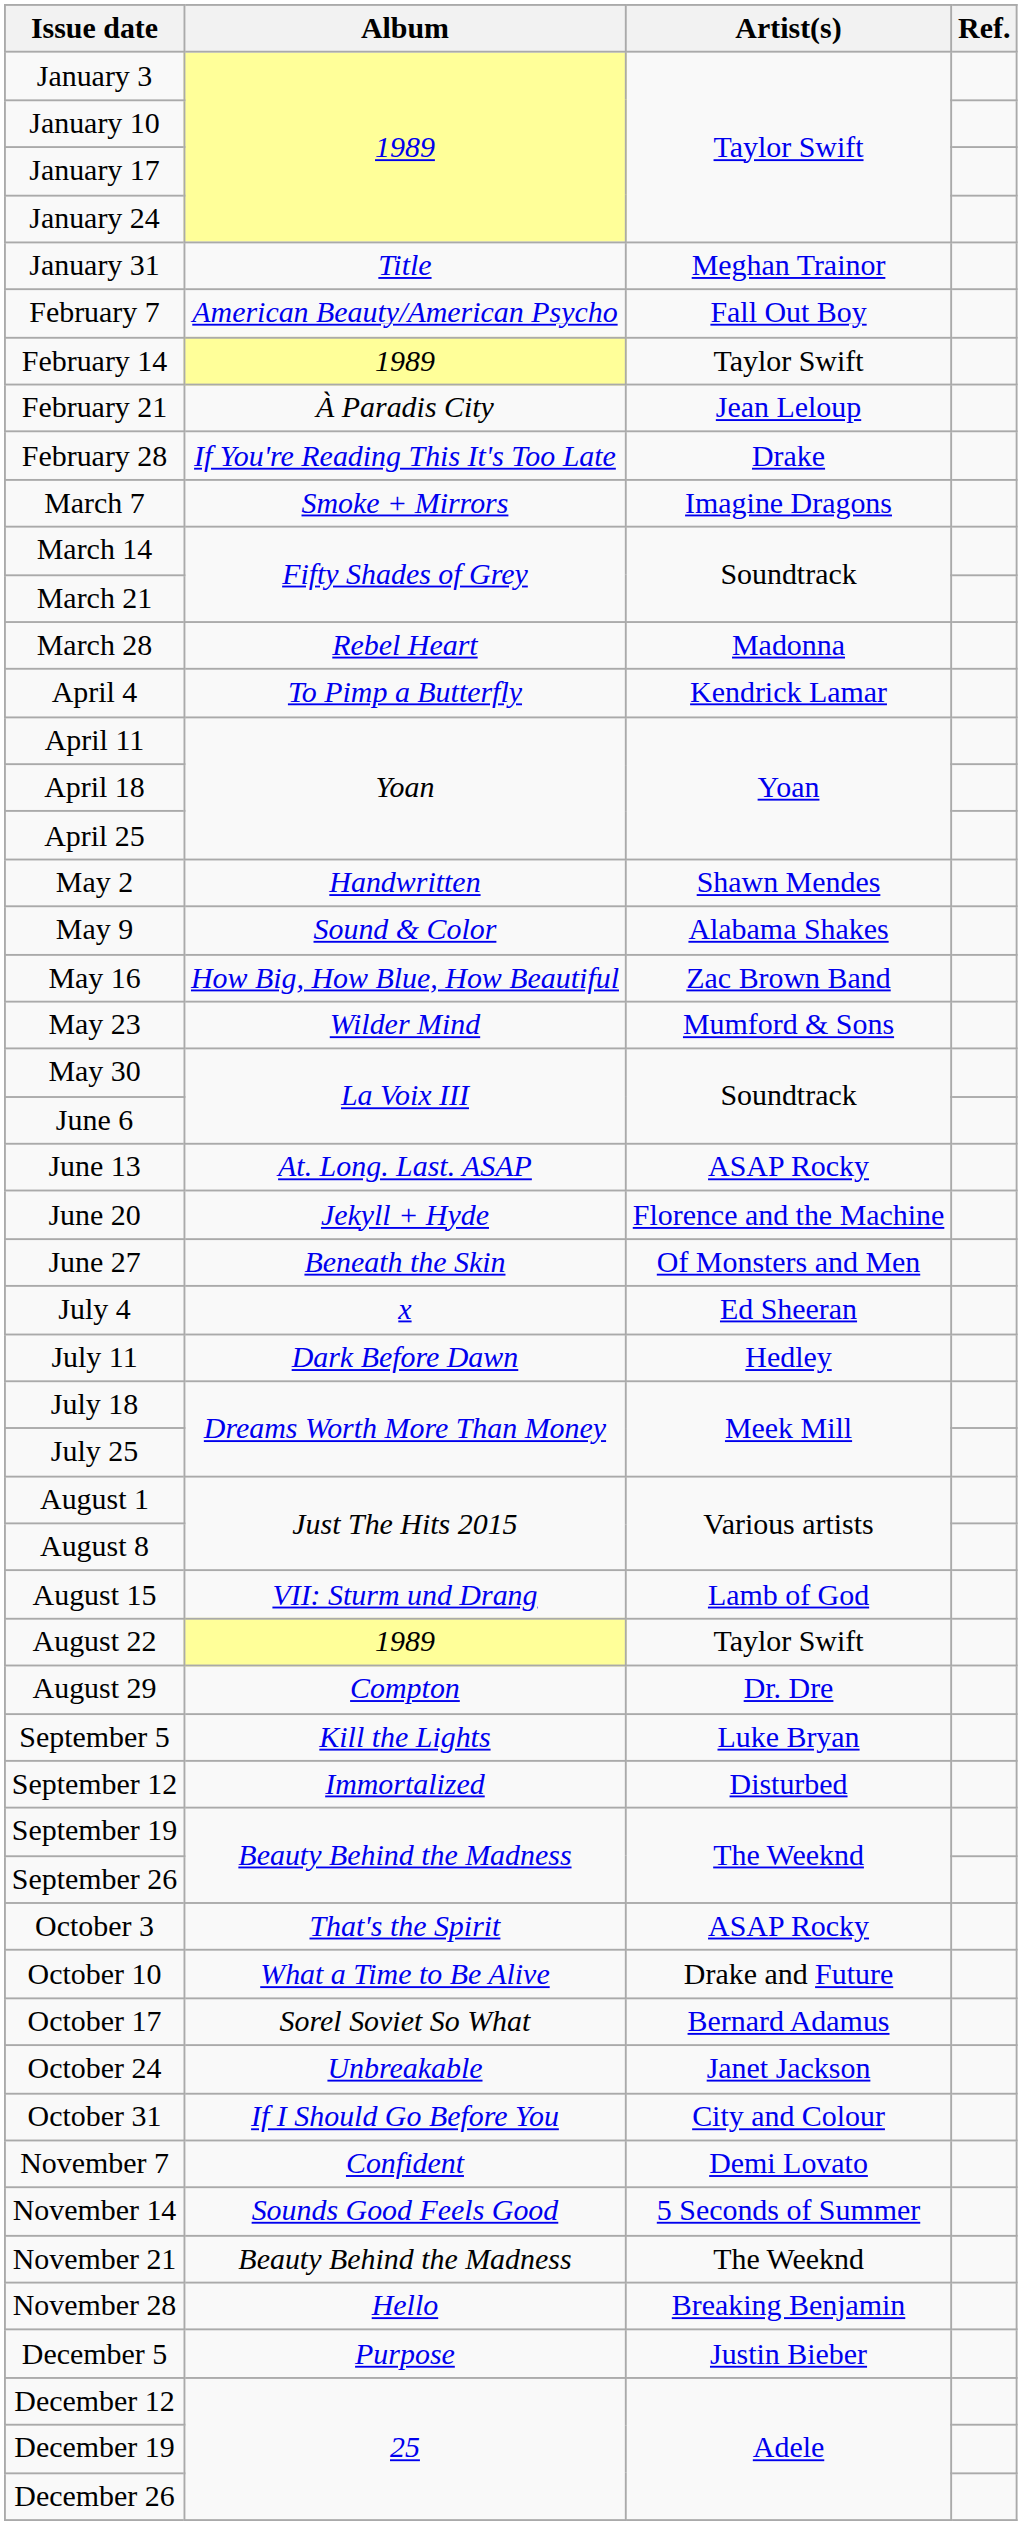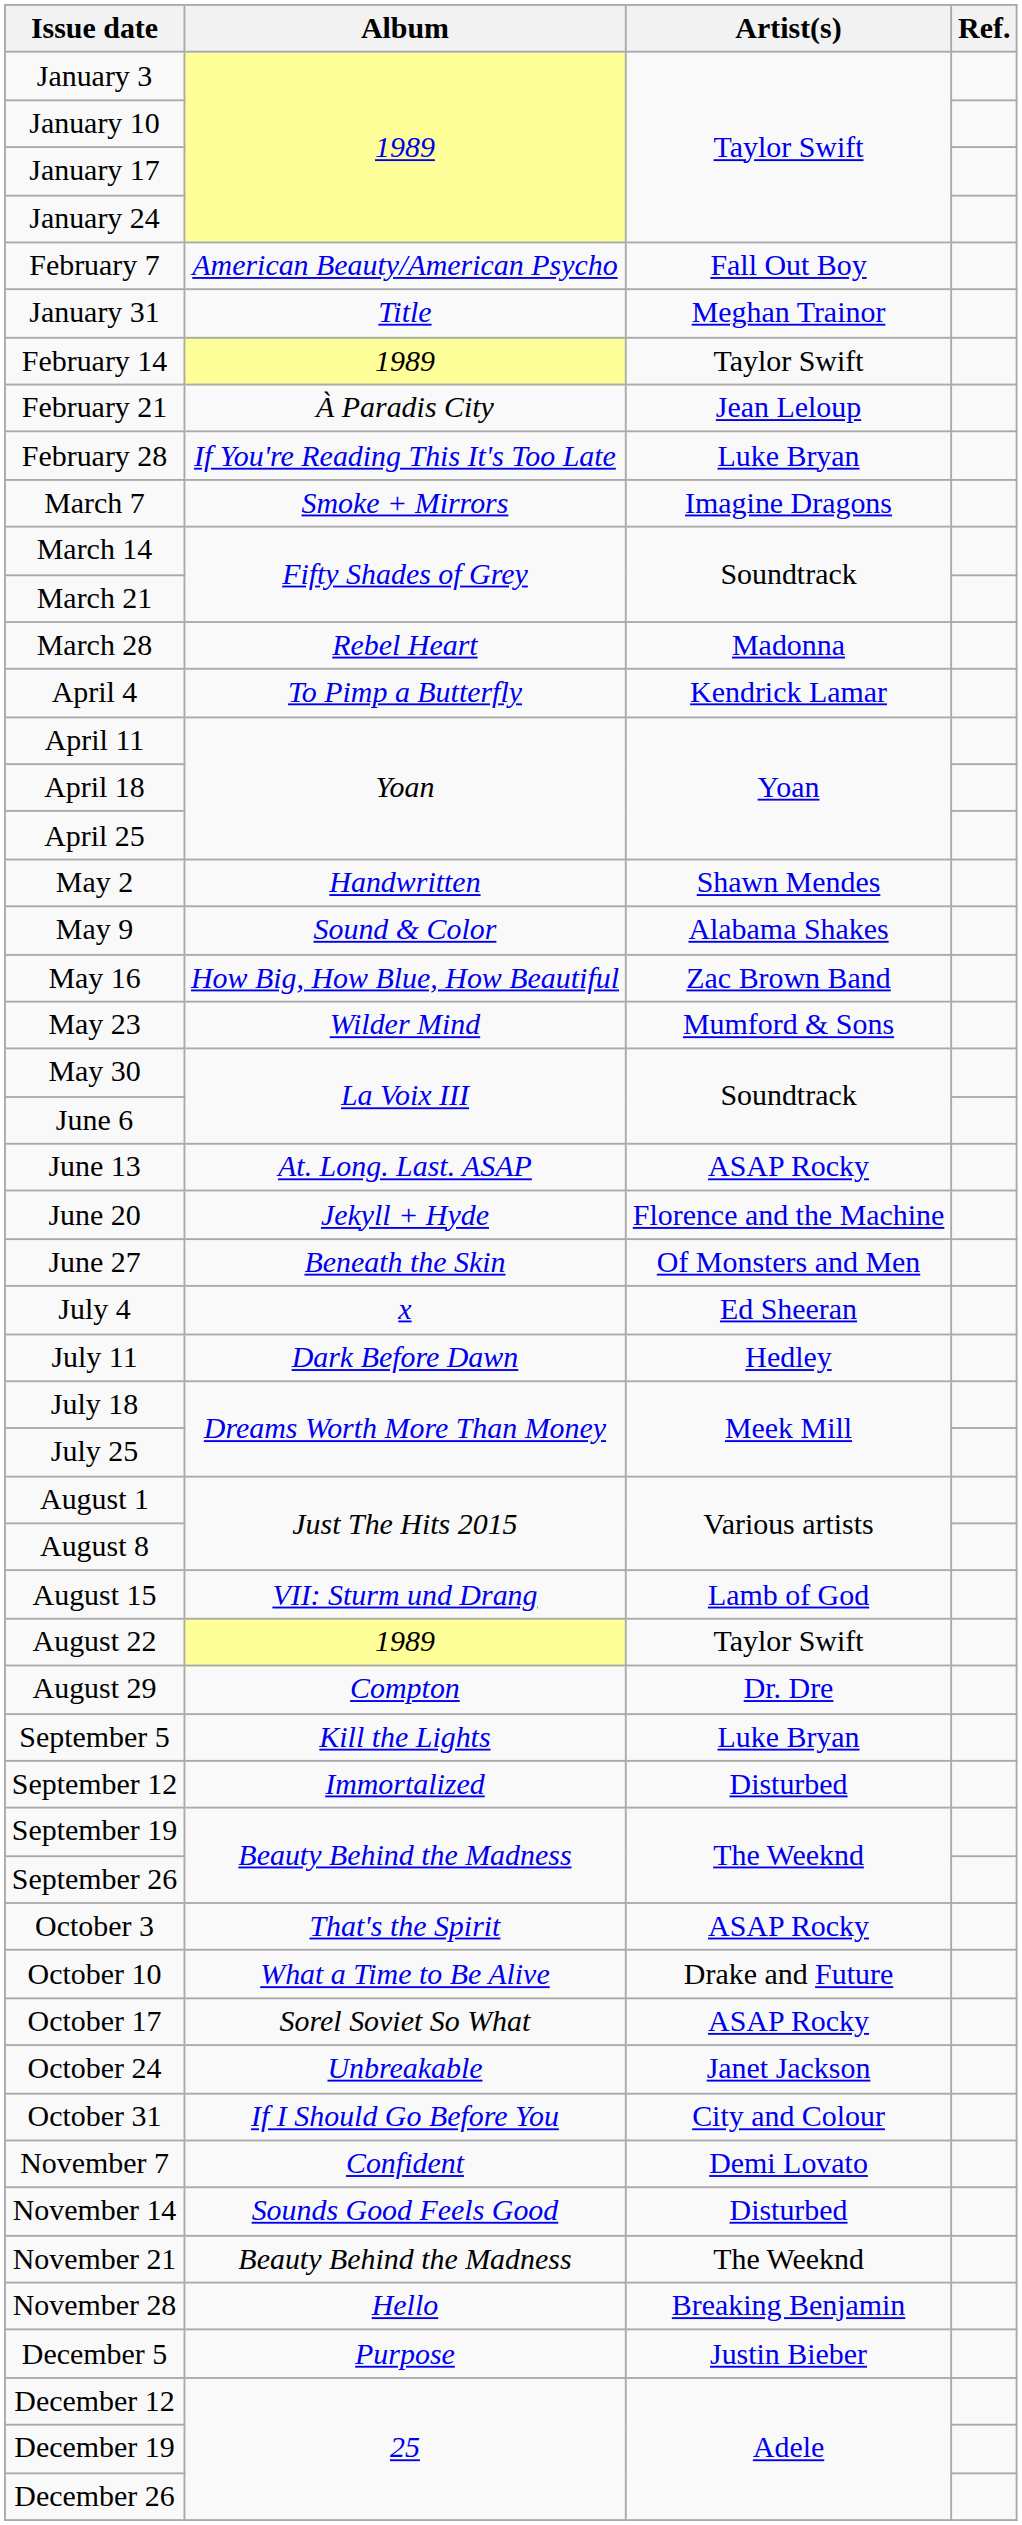rows swapped: (95, 265) <-> (95, 312)
(789, 455) Drake -> (789, 455) Luke Bryan
(789, 2021) Bernard Adamus -> (789, 2021) ASAP Rocky
(789, 2210) 5 Seconds of Summer -> (789, 2210) Disturbed
